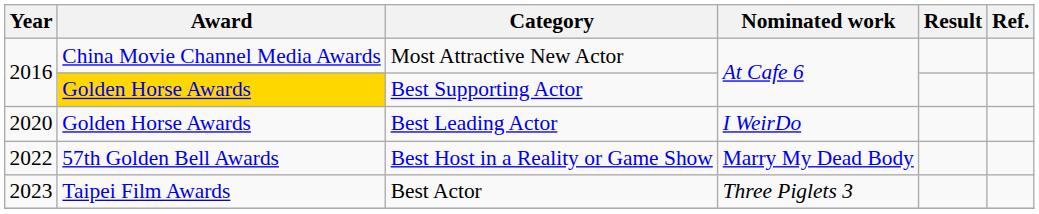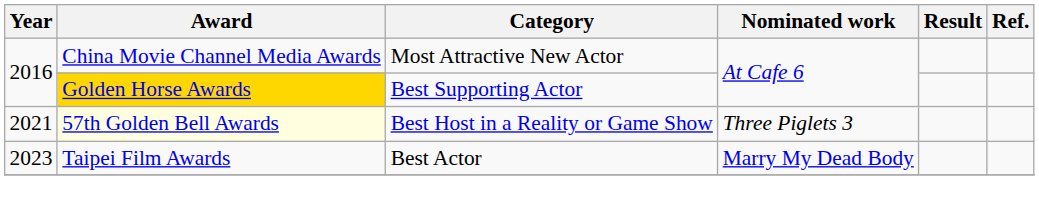- row: (474, 123)
(31, 157) 2022 -> (31, 123) 2021
(171, 157) no background -> (171, 123) lightyellow background
(818, 157) Marry My Dead Body -> (788, 123) Three Piglets 3
(788, 191) Three Piglets 3 -> (818, 157) Marry My Dead Body
